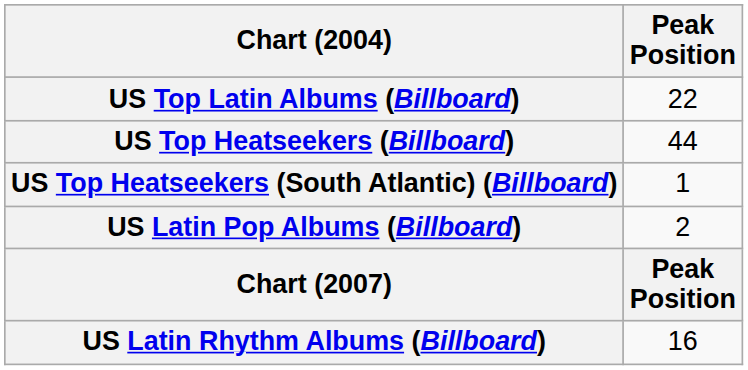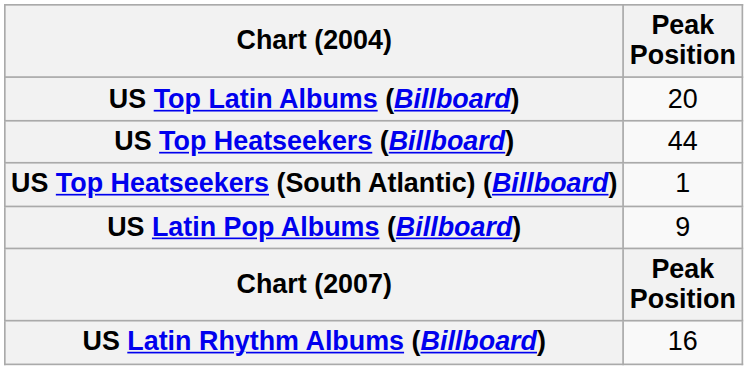(683, 98) 22 -> (683, 98) 20
(683, 226) 2 -> (683, 226) 9
